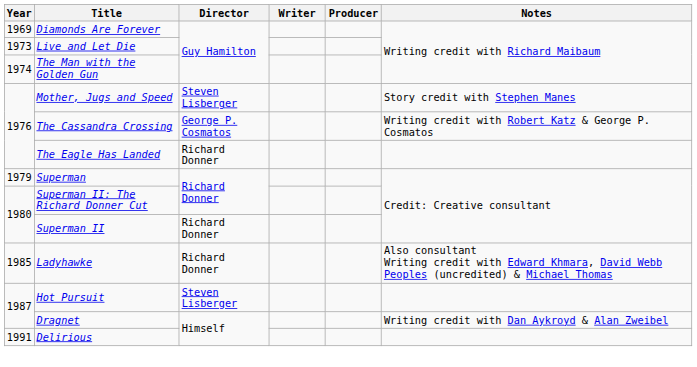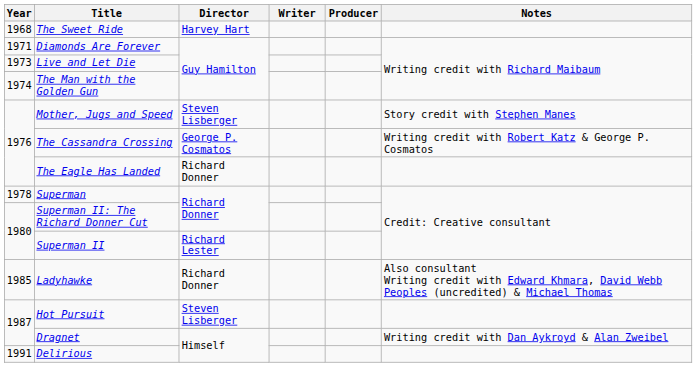+ row: (80, 30)
(19, 30) 1969 -> (19, 46) 1971
(19, 177) 1979 -> (19, 194) 1978
(203, 229) Richard Donner -> (203, 245) Richard Lester
